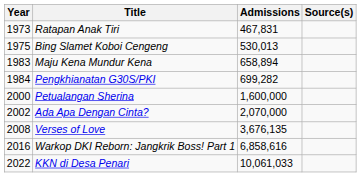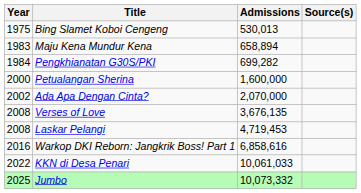- row: (77, 29)
+ row: (70, 130)
+ row: (51, 180)
